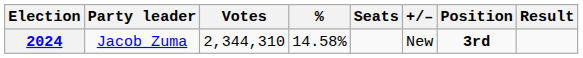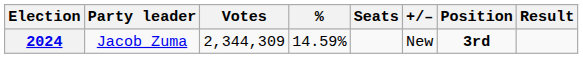(244, 41) 2,344,310 -> (244, 41) 2,344,309
(319, 41) 14.58% -> (319, 41) 14.59%
